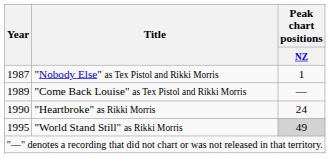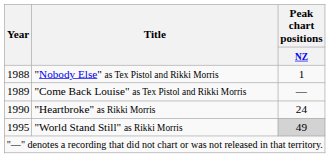(18, 74) 1987 -> (18, 74) 1988
